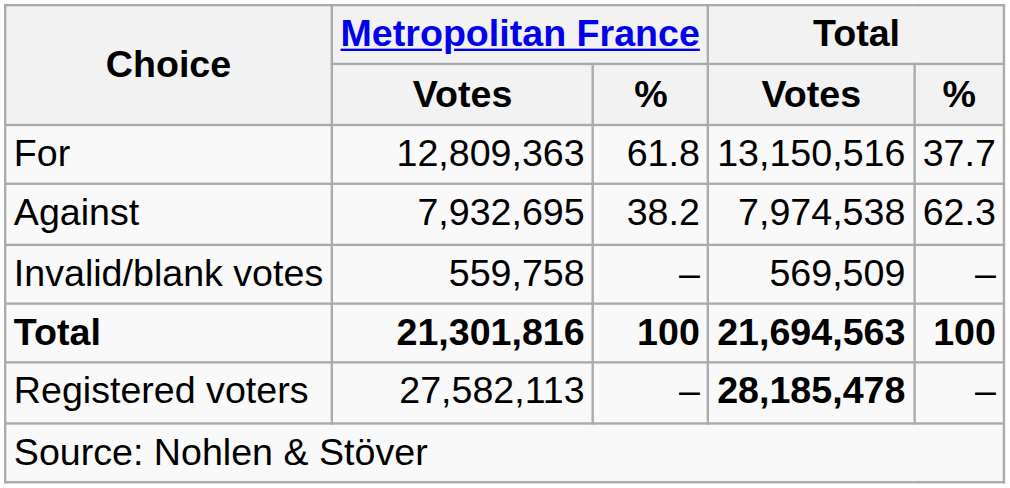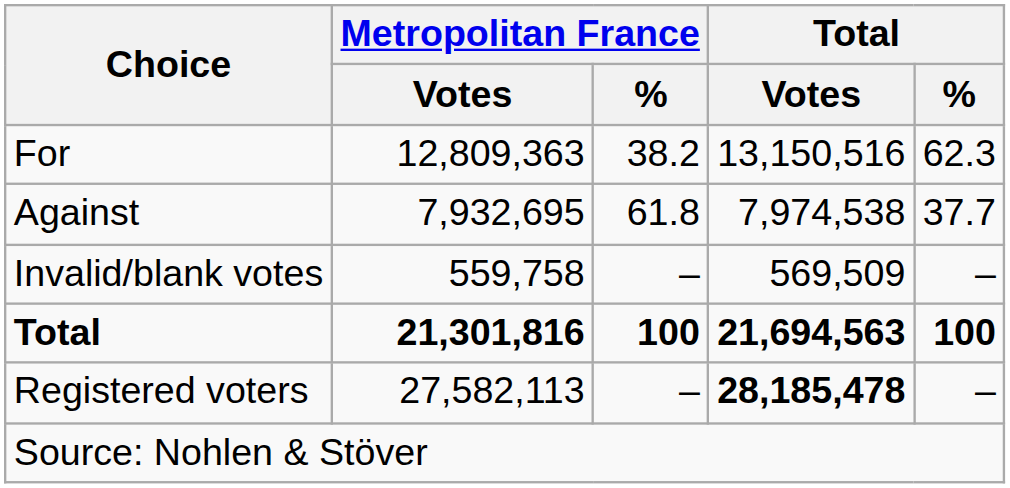(663, 153) 61.8 -> (663, 153) 38.2
(959, 153) 37.7 -> (959, 153) 62.3
(663, 213) 38.2 -> (663, 213) 61.8
(959, 213) 62.3 -> (959, 213) 37.7
